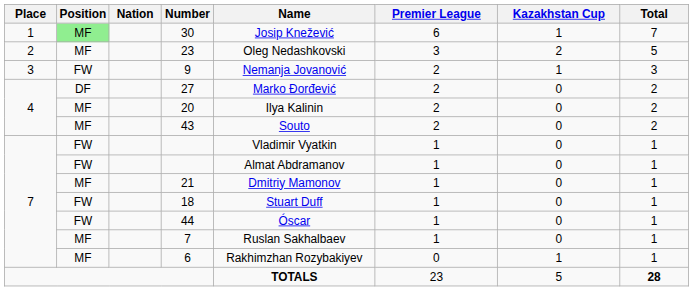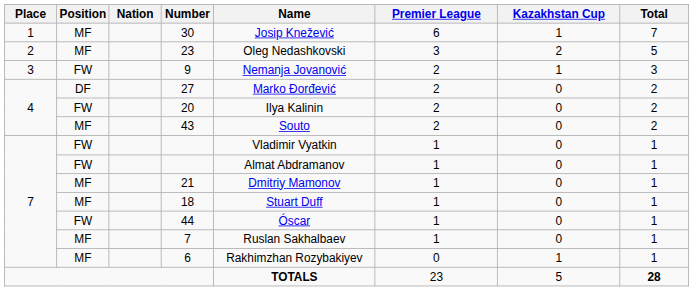(83, 33) lightgreen background -> (83, 33) no background
(83, 108) MF -> (83, 108) FW
(83, 202) FW -> (83, 202) MF
